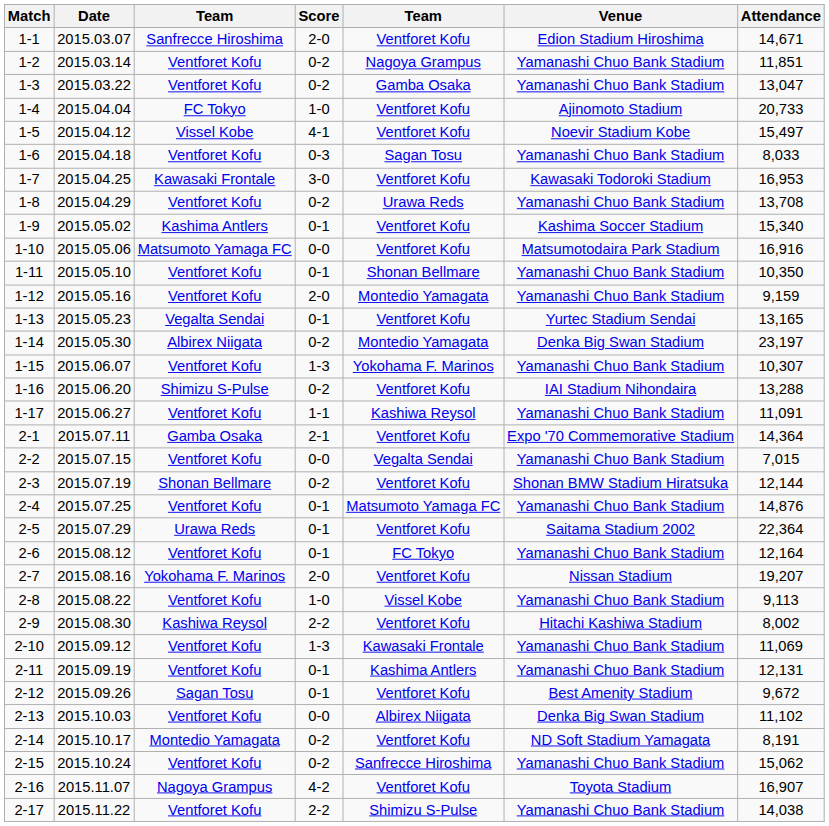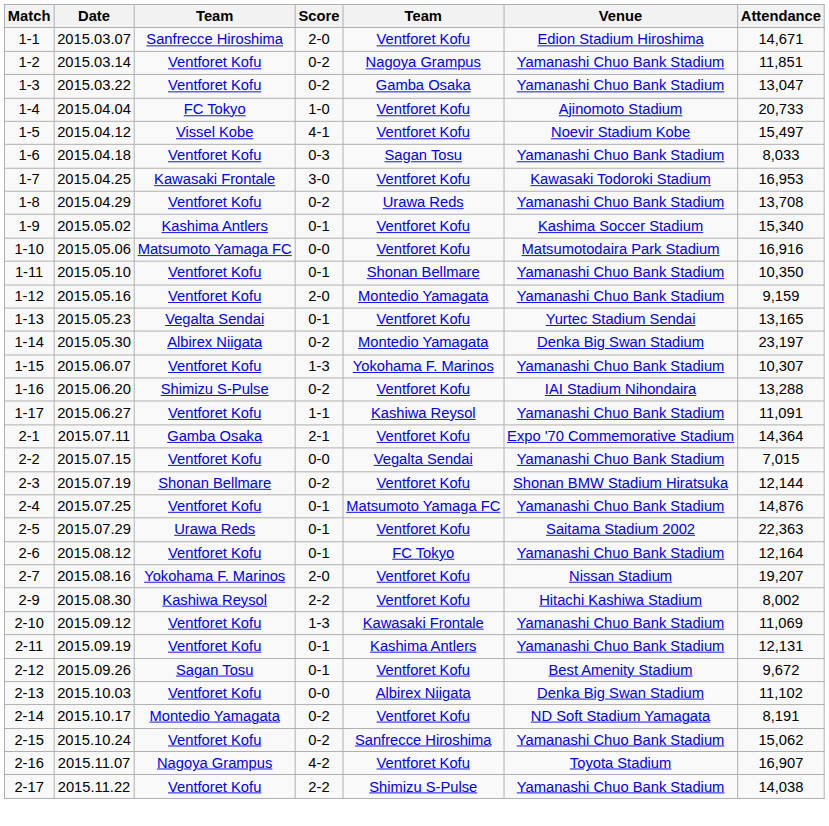(781, 529) 22,364 -> (781, 529) 22,363
- row: (29, 599)
